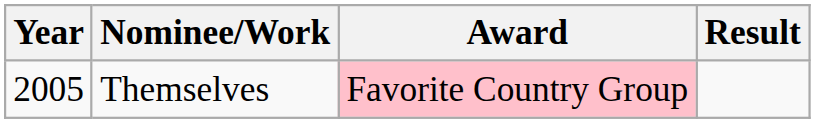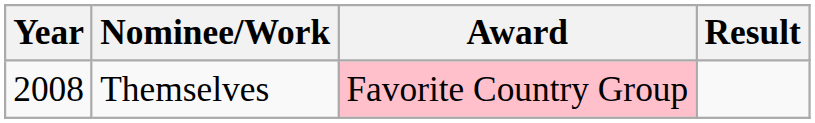(49, 88) 2005 -> (49, 88) 2008
